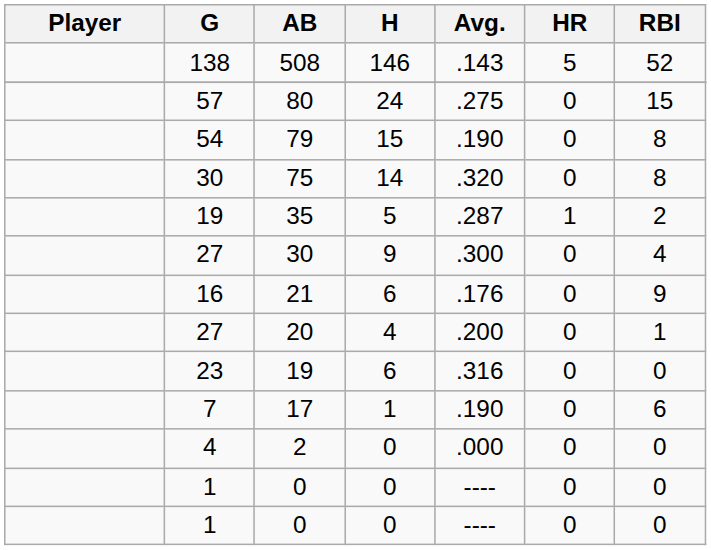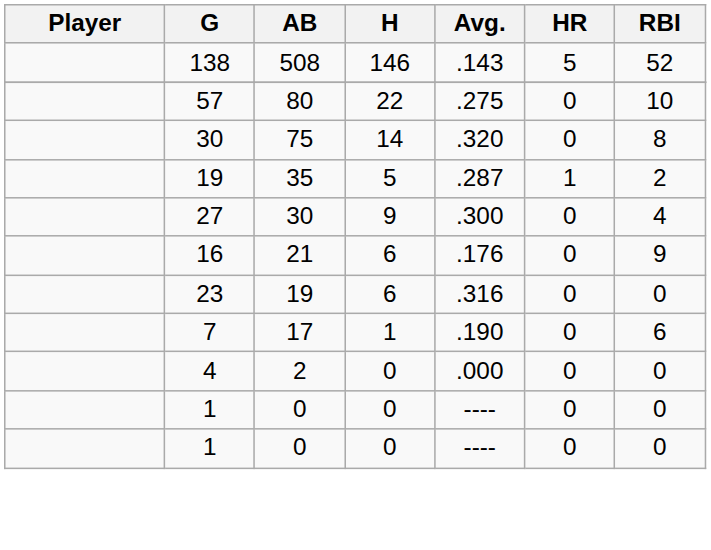(390, 100) 24 -> (390, 100) 22
(660, 100) 15 -> (660, 100) 10
- row: (210, 139)
- row: (210, 332)
